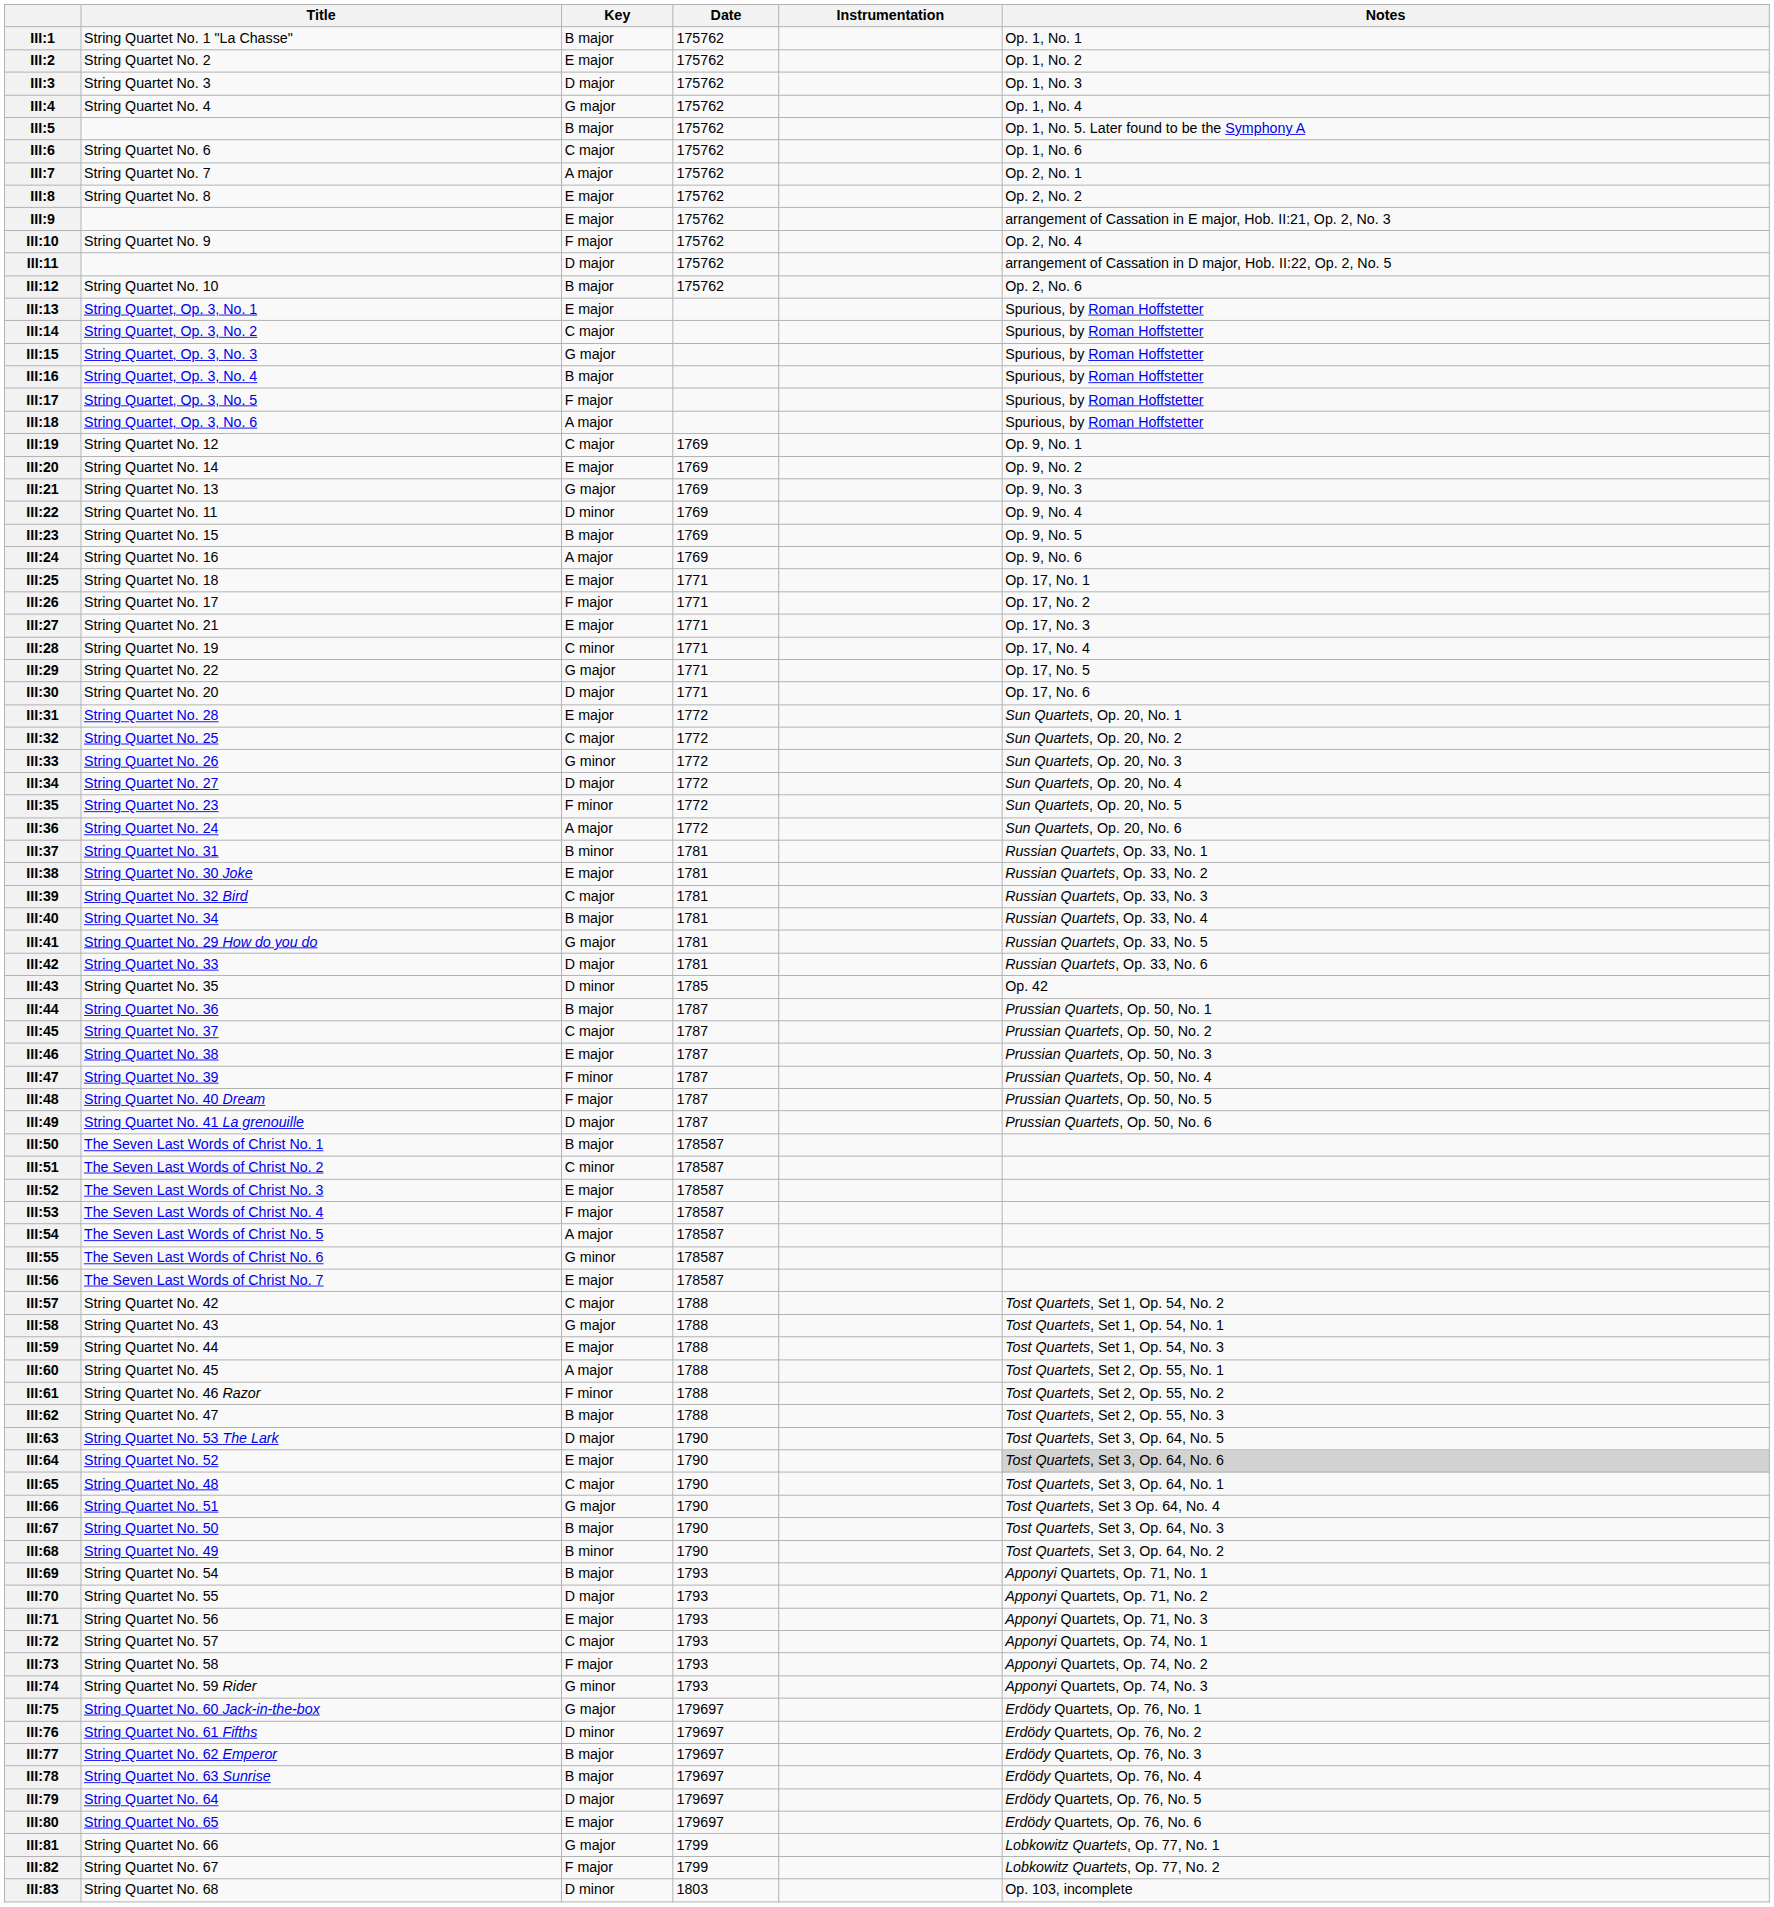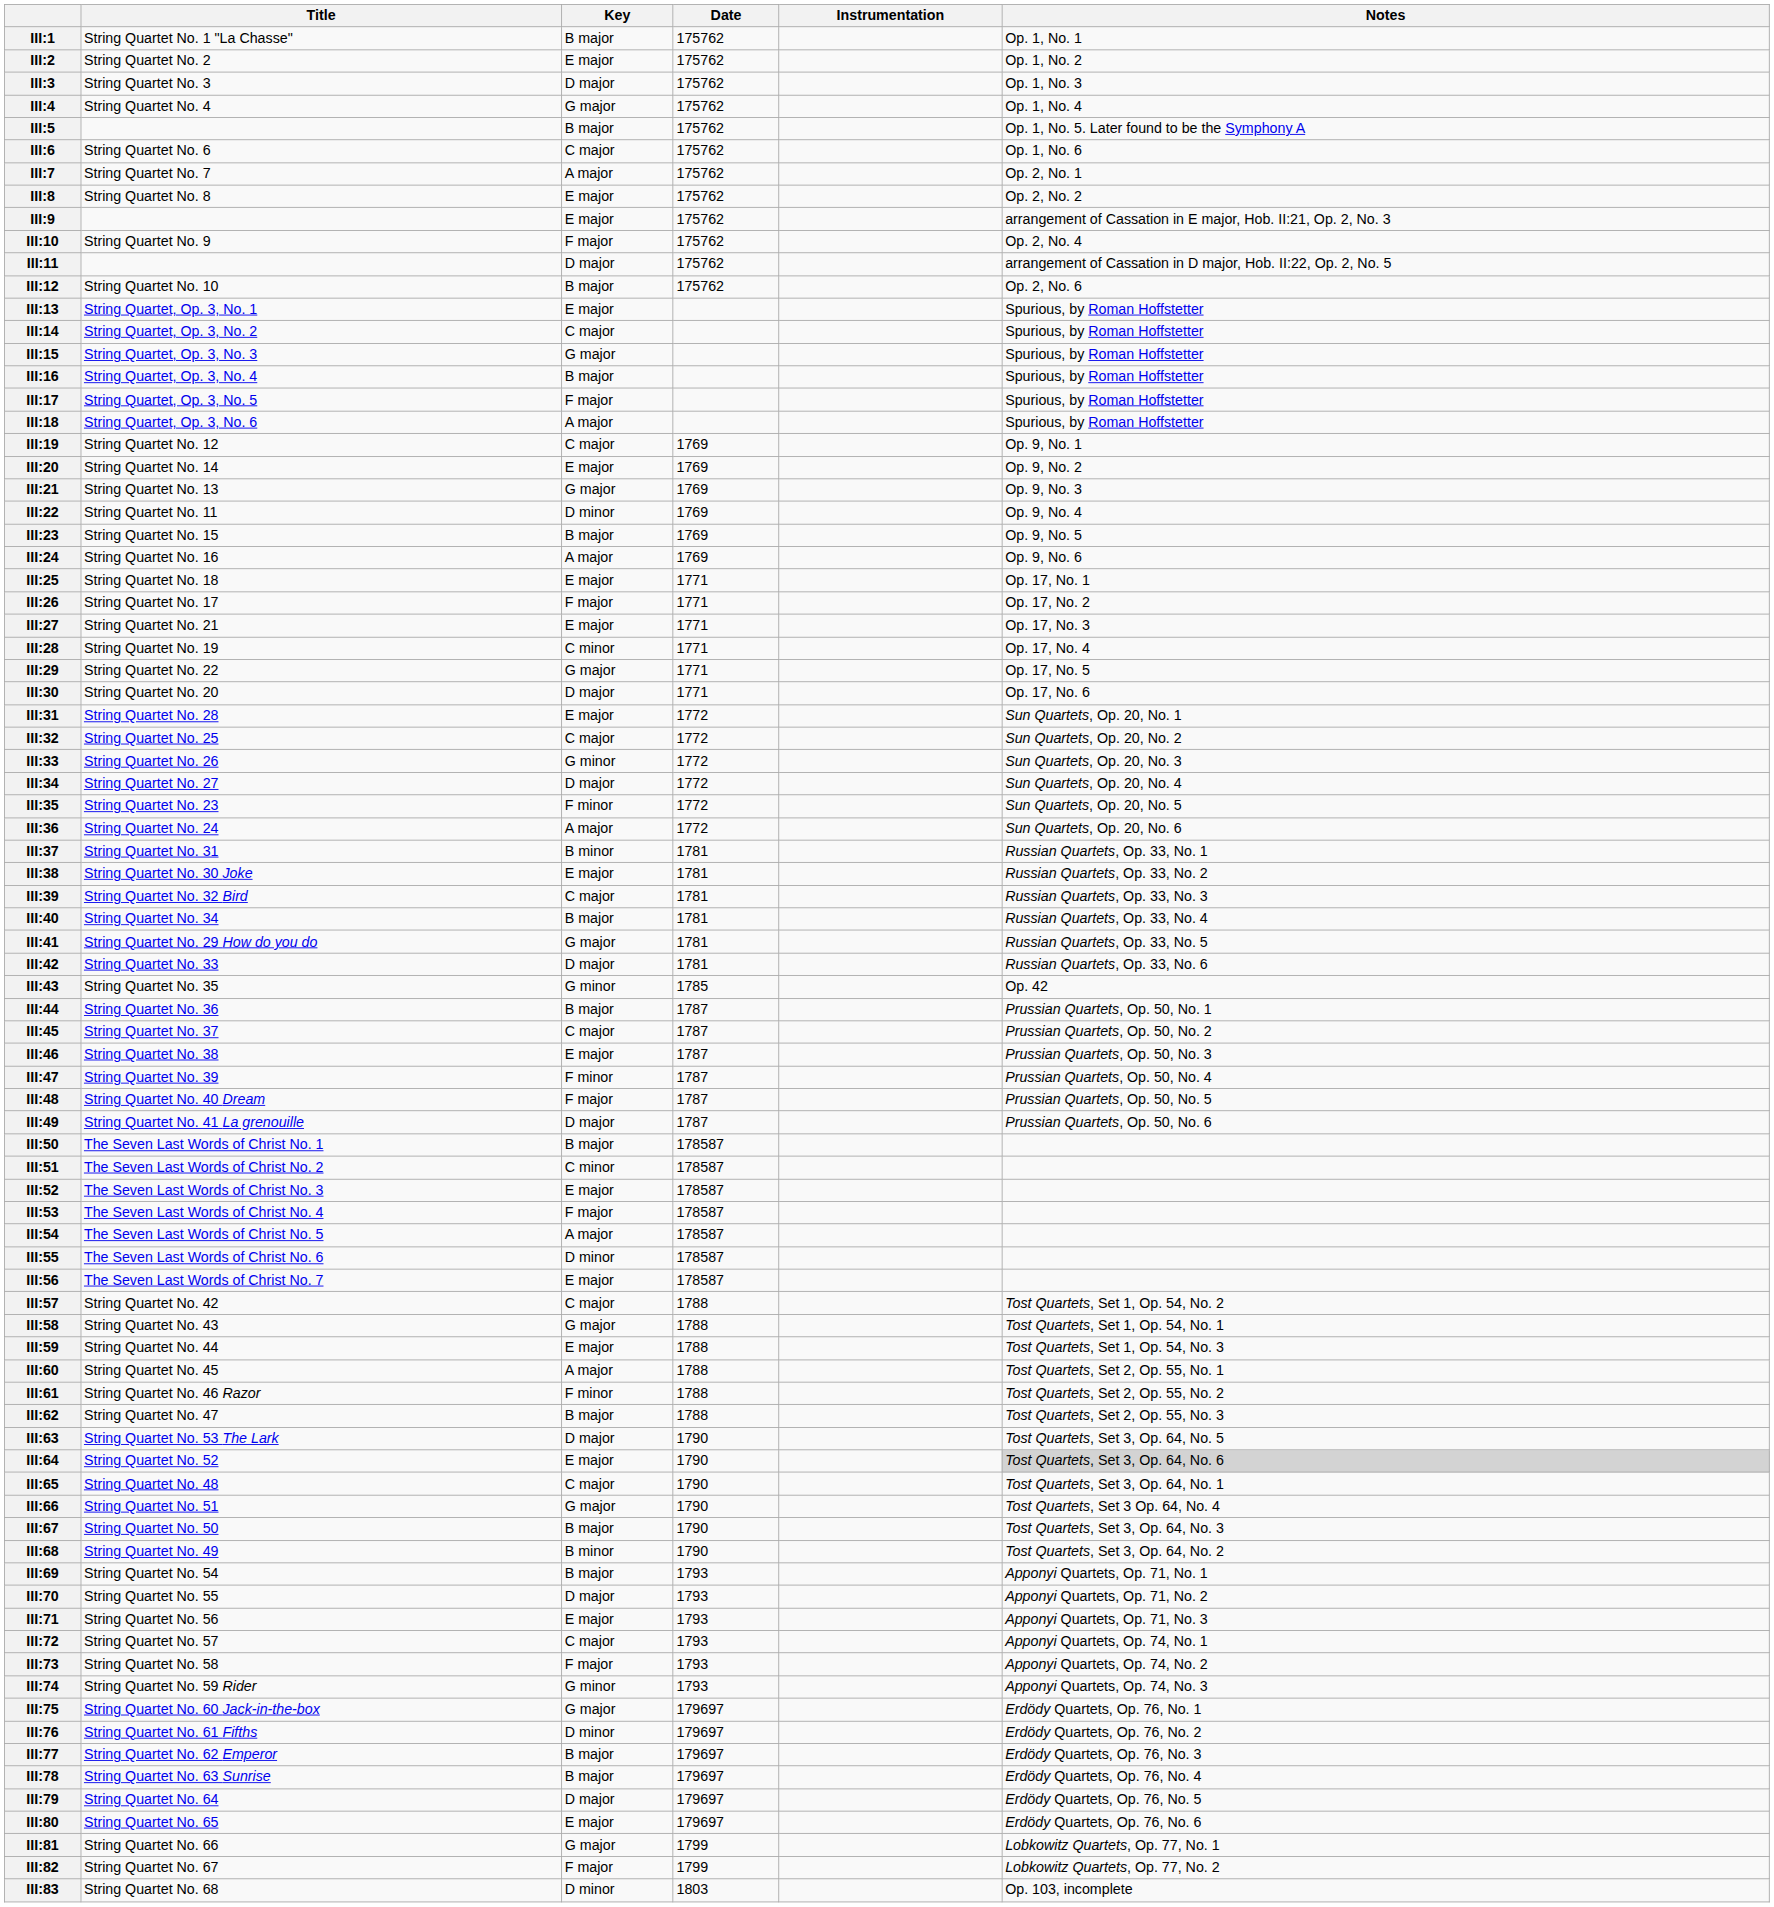(590, 986) D minor -> (590, 986) G minor
(590, 1257) G minor -> (590, 1257) D minor
